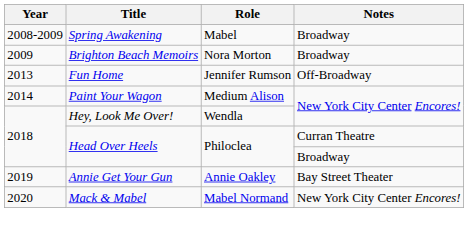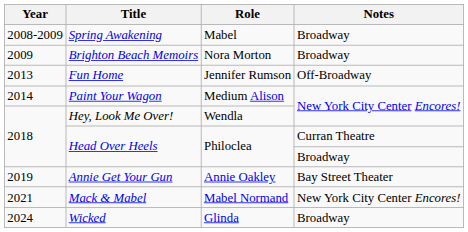(20, 197) 2020 -> (20, 197) 2021
+ row: (87, 217)
